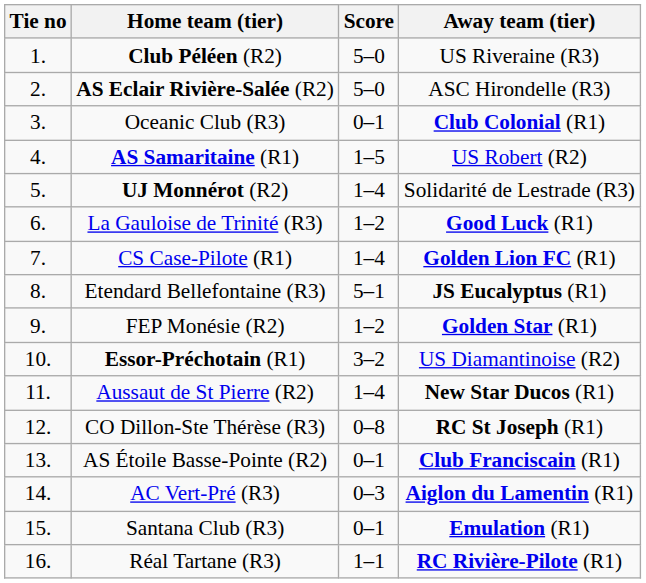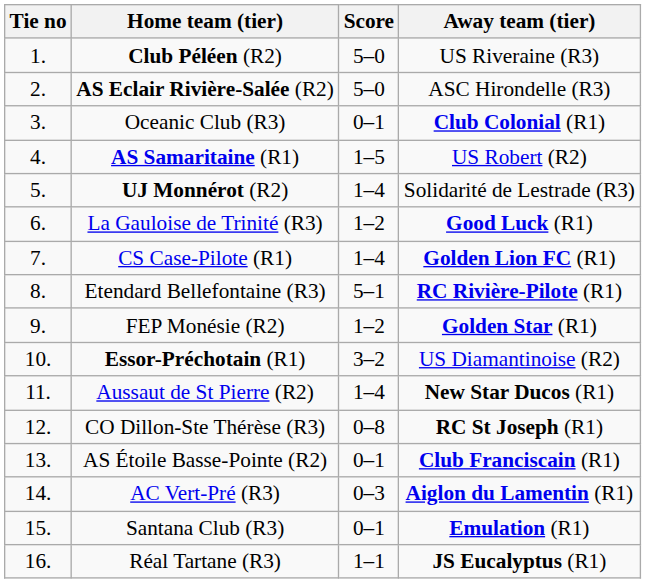(519, 291) JS Eucalyptus (R1) -> (519, 291) RC Rivière-Pilote (R1)
(519, 561) RC Rivière-Pilote (R1) -> (519, 561) JS Eucalyptus (R1)
